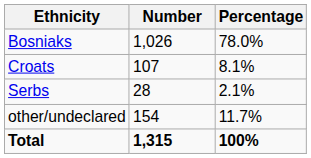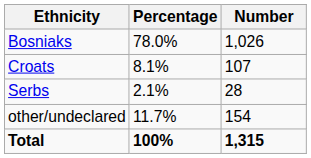columns swapped: (172, 16) <-> (261, 16)
